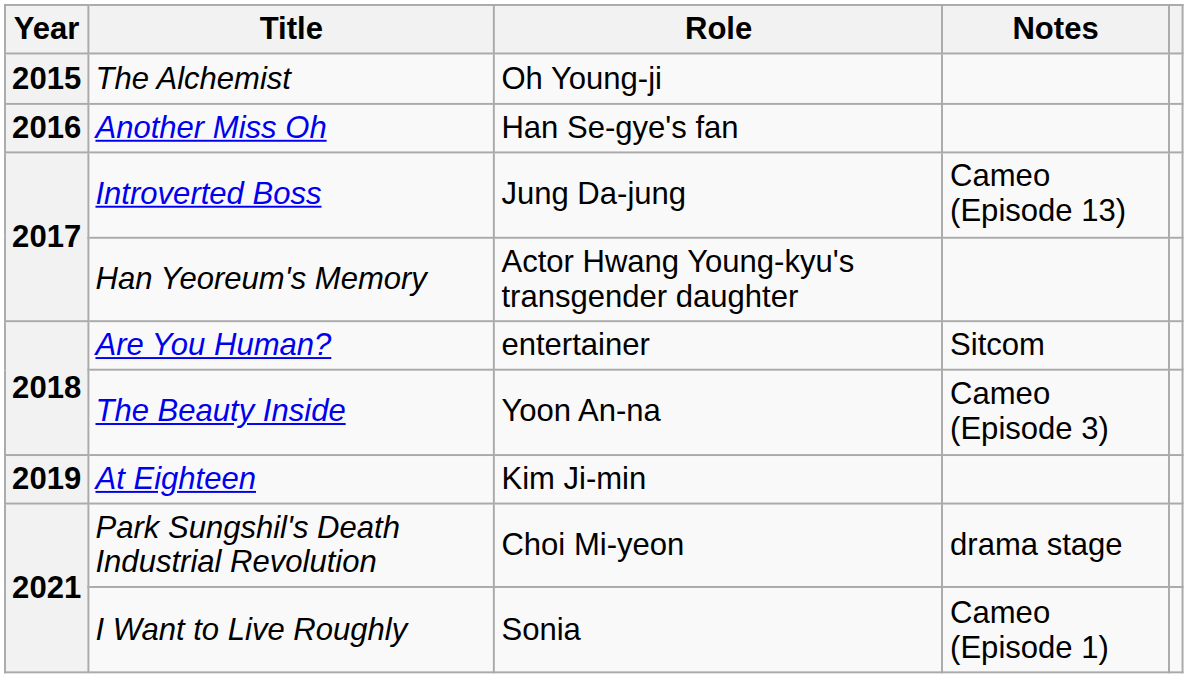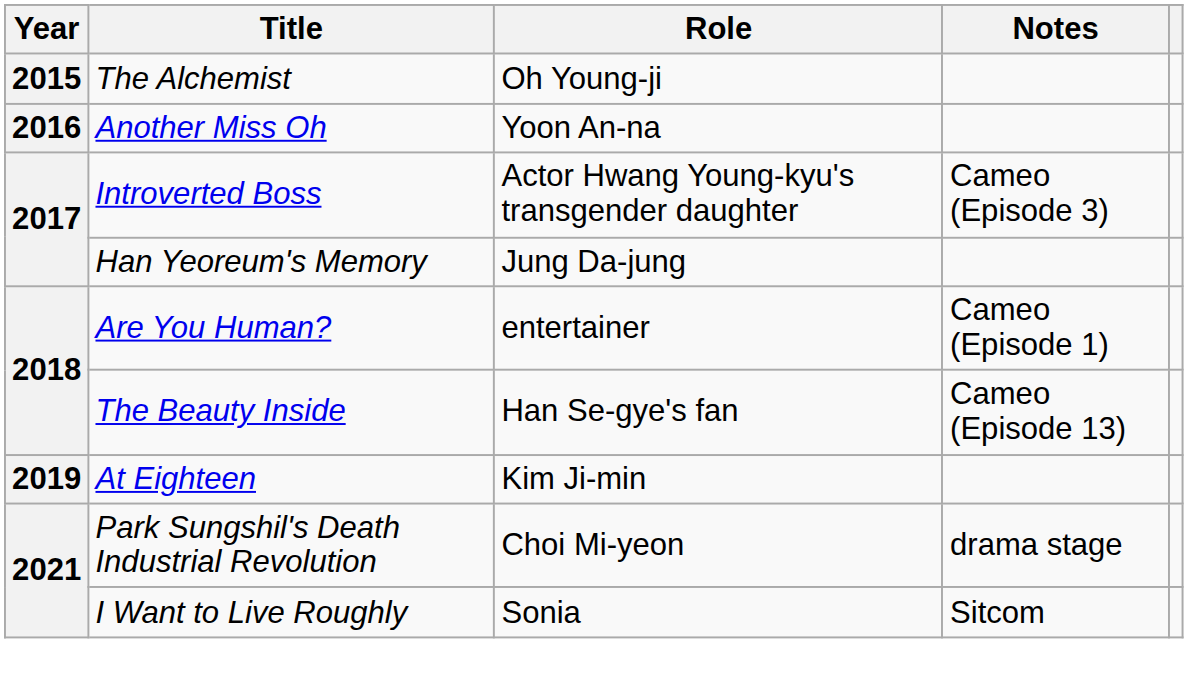(620, 127) Han Se-gye's fan -> (581, 127) Yoon An-na
(594, 194) Jung Da-jung -> (678, 194) Actor Hwang Young-kyu's transgender daughter
(1038, 194) Cameo (Episode 13) -> (1029, 194) Cameo (Episode 3)
(678, 278) Actor Hwang Young-kyu's transgender daughter -> (594, 260) Jung Da-jung
(998, 345) Sitcom -> (1029, 327) Cameo (Episode 1)
(581, 411) Yoon An-na -> (620, 411) Han Se-gye's fan
(1029, 411) Cameo (Episode 3) -> (1038, 411) Cameo (Episode 13)
(1029, 629) Cameo (Episode 1) -> (998, 611) Sitcom
